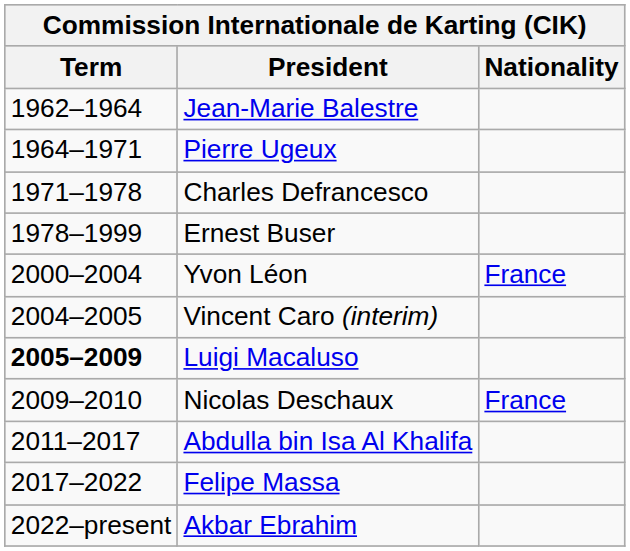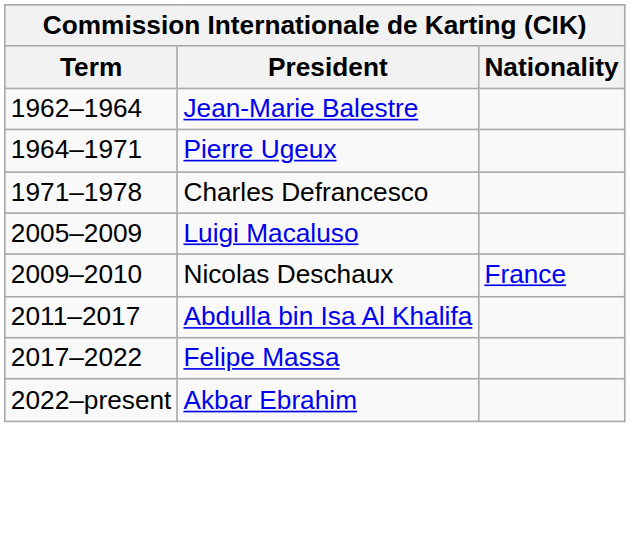- row: (259, 233)
- row: (245, 274)
- row: (311, 316)
(77, 358) bold -> (77, 233) normal
